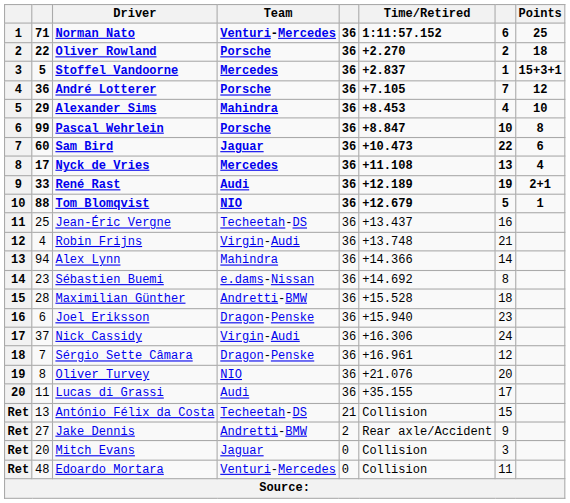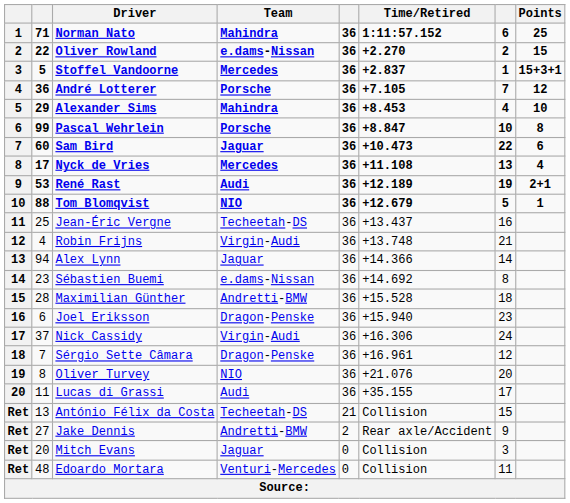(278, 33) Venturi-Mercedes -> (249, 33) Mahindra
(246, 52) Porsche -> (267, 52) e.dams-Nissan
(540, 52) 18 -> (540, 52) 15
(42, 185) 33 -> (42, 185) 53
(249, 261) Mahindra -> (242, 261) Jaguar
